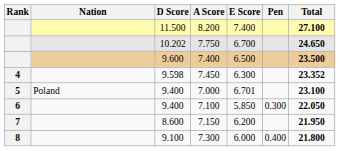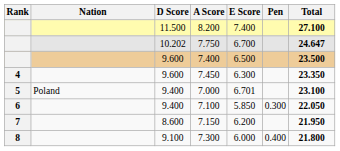(312, 43) 24.650 -> (312, 43) 24.647
(173, 74) 9.598 -> (173, 74) 9.600
(312, 74) 23.352 -> (312, 74) 23.350
